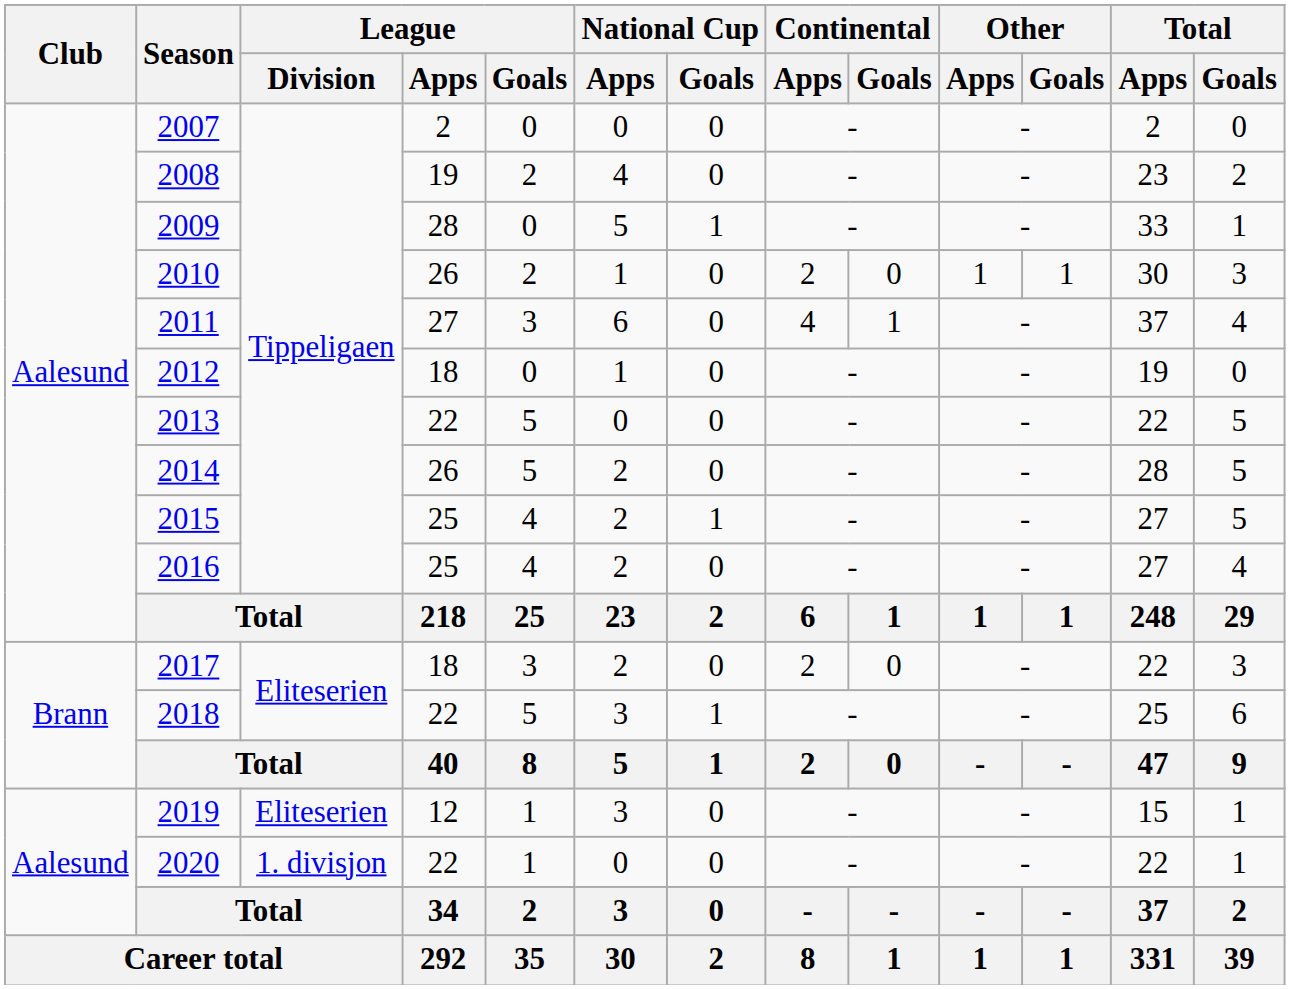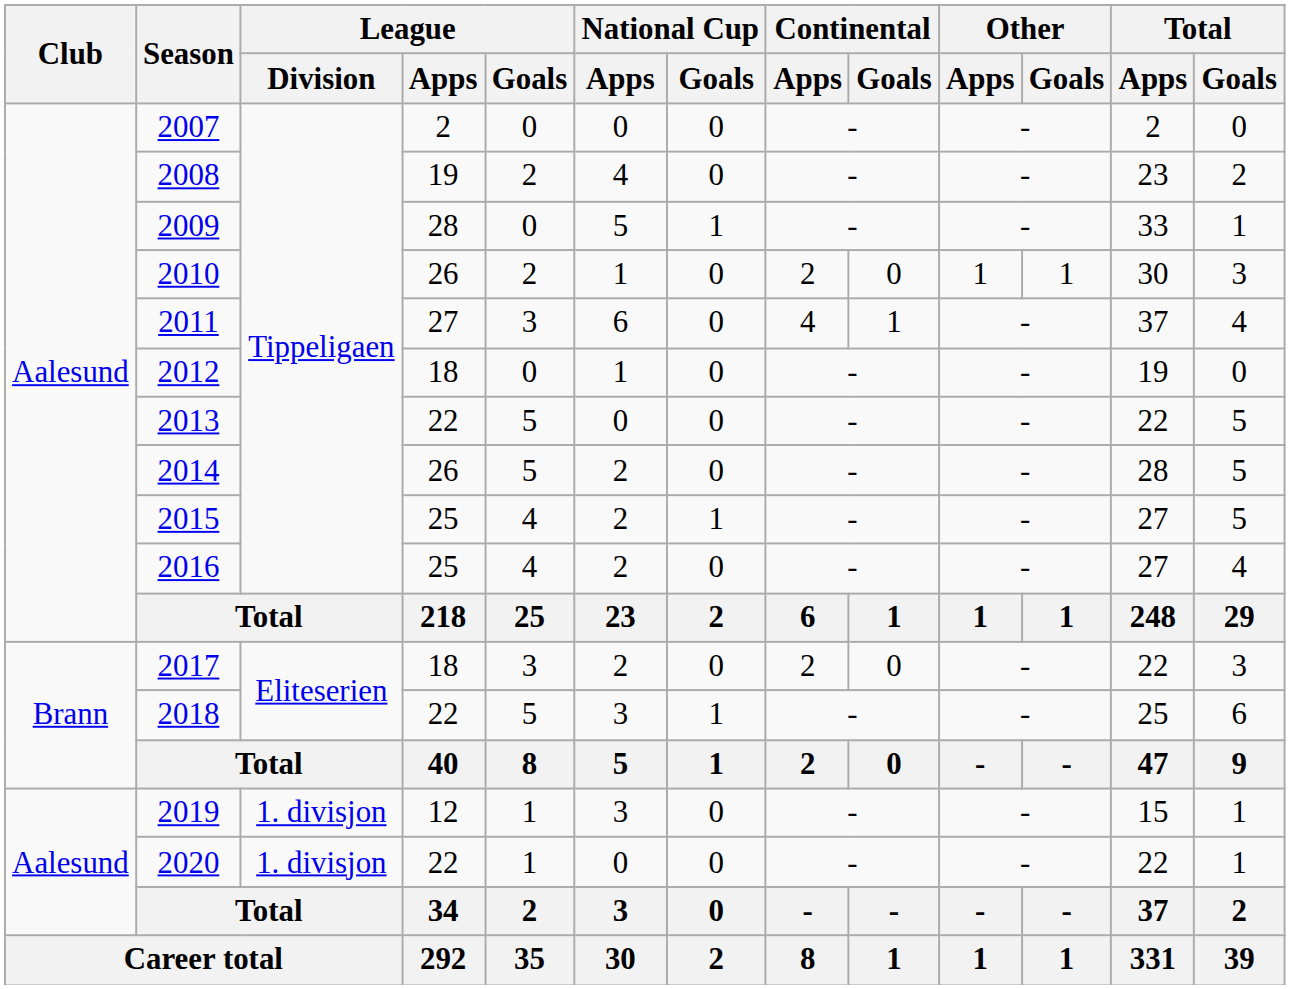(321, 812) Eliteserien -> (321, 812) 1. divisjon
